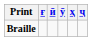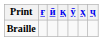+ column: (63, 12)
